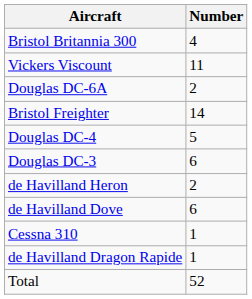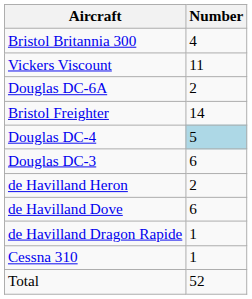(193, 137) no background -> (193, 137) lightblue background
rows swapped: (95, 257) <-> (43, 233)
